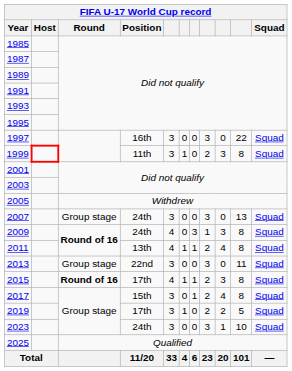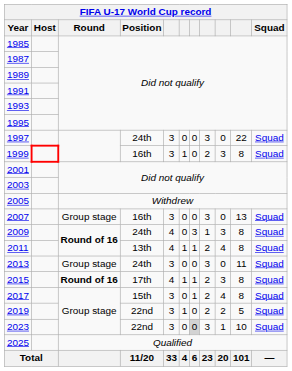(142, 138) 16th -> (142, 138) 24th
(142, 153) 11th -> (142, 153) 16th
(142, 216) 24th -> (142, 216) 16th
(142, 264) 22nd -> (142, 264) 24th
(142, 311) 17th -> (142, 311) 22nd
(142, 327) 24th -> (142, 327) 22nd
(195, 327) no background -> (195, 327) lightgrey background
